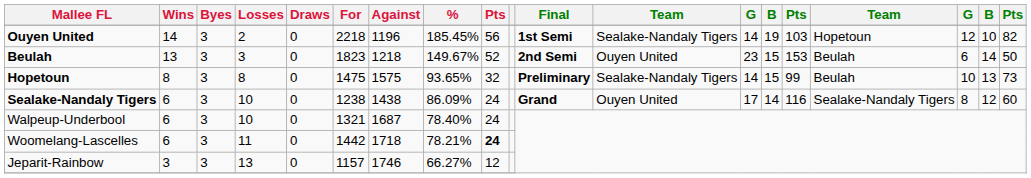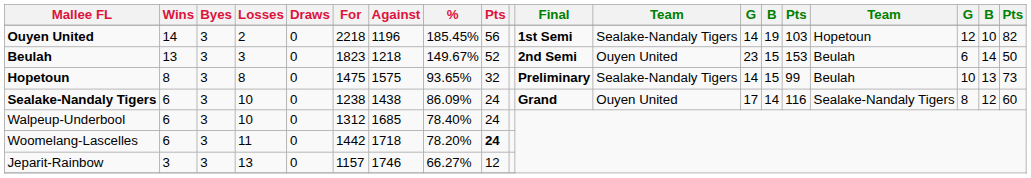(351, 120) 1321 -> (351, 120) 1312
(386, 120) 1687 -> (386, 120) 1685
(449, 141) 78.21% -> (449, 141) 78.20%
